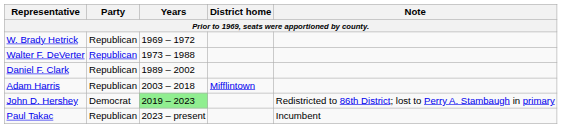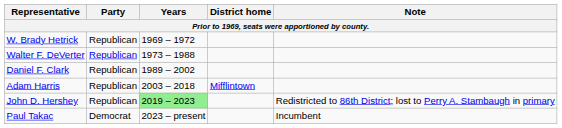(110, 100) Democrat -> (113, 100) Republican
(113, 116) Republican -> (110, 116) Democrat
